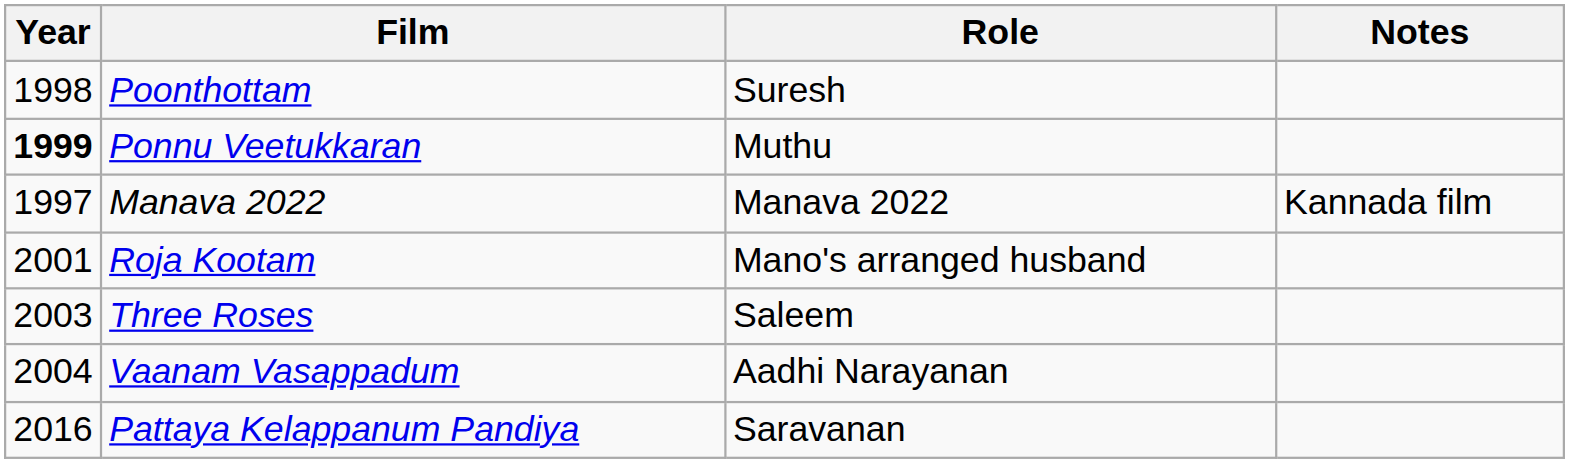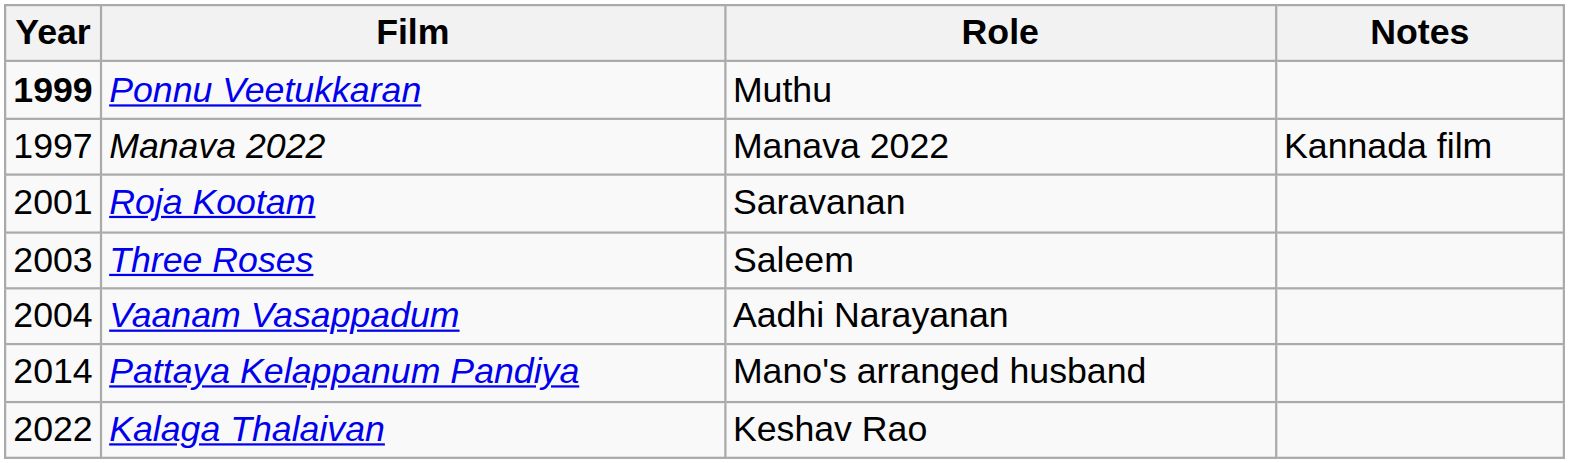- row: (210, 89)
(940, 259) Mano's arranged husband -> (819, 202) Saravanan
(53, 428) 2016 -> (53, 372) 2014
(819, 428) Saravanan -> (940, 372) Mano's arranged husband
+ row: (247, 428)
